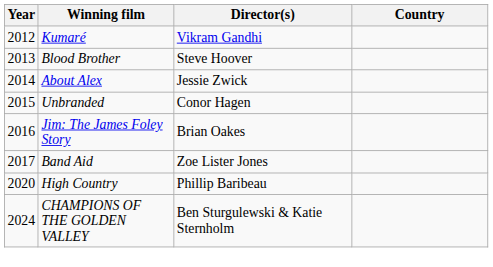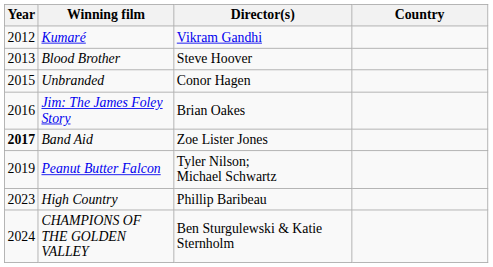- row: (72, 80)
(21, 161) normal -> (21, 140) bold
+ row: (101, 169)
(21, 183) 2020 -> (21, 199) 2023
